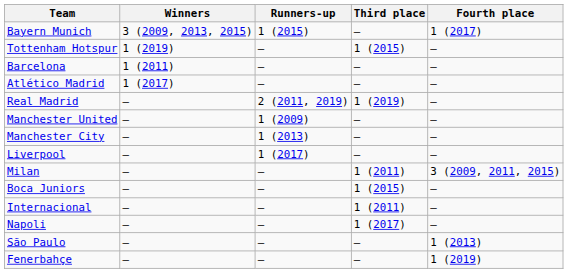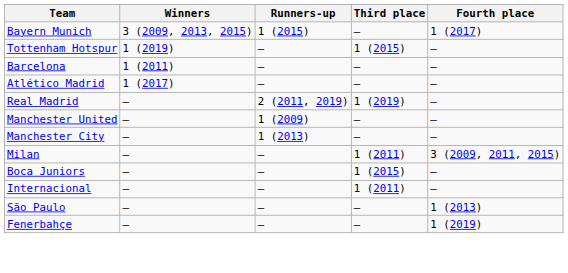- row: (36, 154)
- row: (26, 224)
